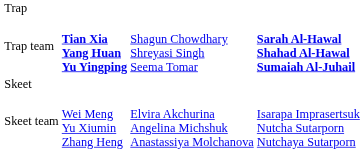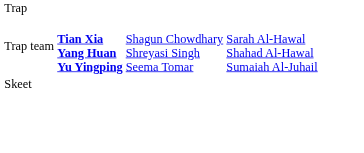(306, 53) bold -> (272, 53) normal
- row: (32, 121)
